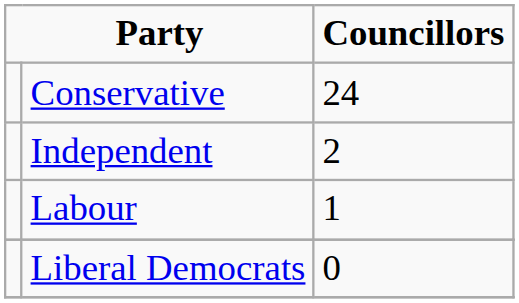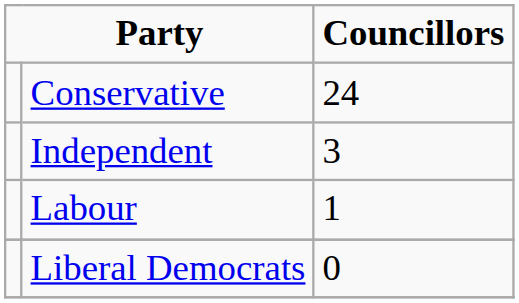(332, 150) 2 -> (332, 150) 3
